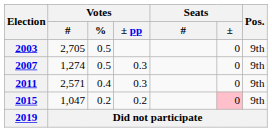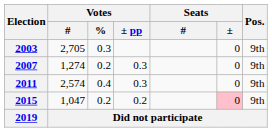(104, 48) 0.5 -> (104, 48) 0.3
(104, 65) 0.5 -> (104, 65) 0.2
(73, 83) 2,571 -> (73, 83) 2,574
